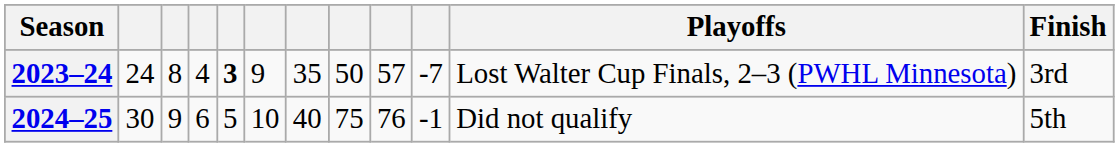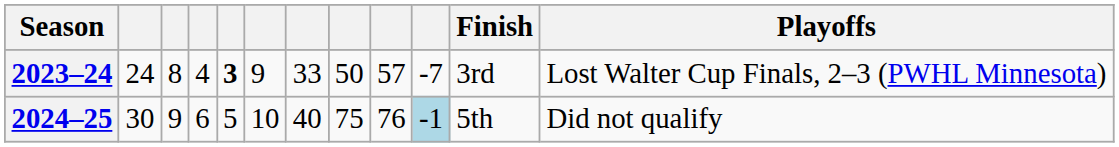columns swapped: (1068, 27) <-> (736, 27)
(307, 73) 35 -> (307, 73) 33
(431, 118) no background -> (431, 118) lightblue background
